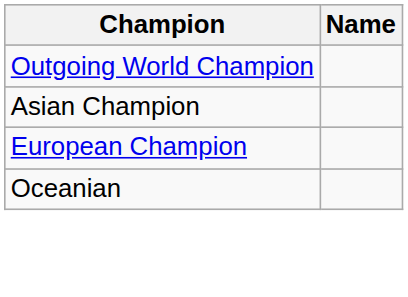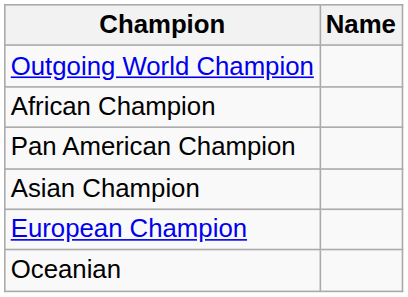+ row: (113, 106)
+ row: (153, 147)
